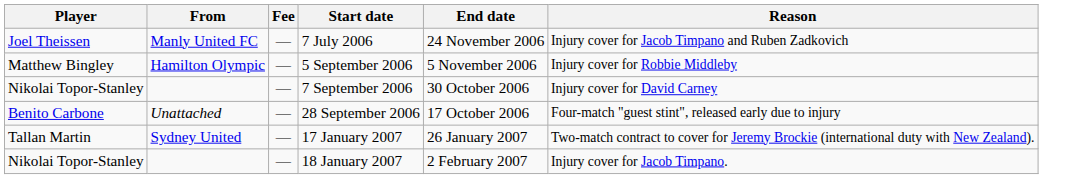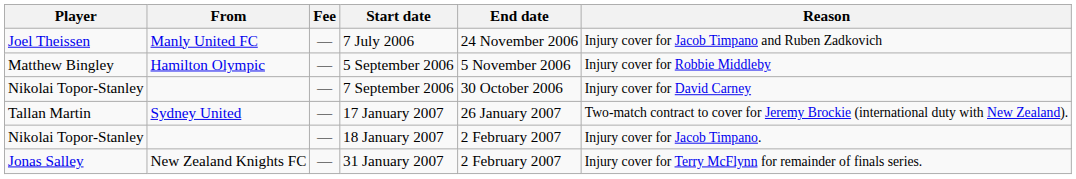- row: (361, 112)
+ row: (393, 161)
